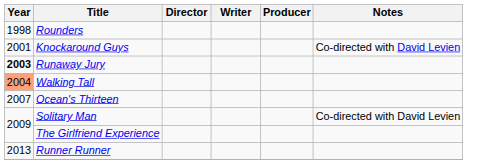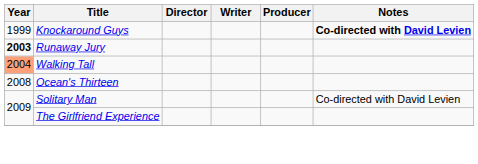- row: (60, 30)
(19, 47) 2001 -> (19, 30) 1999
(388, 47) normal -> (393, 30) bold
(19, 99) 2007 -> (19, 82) 2008
- row: (73, 151)
